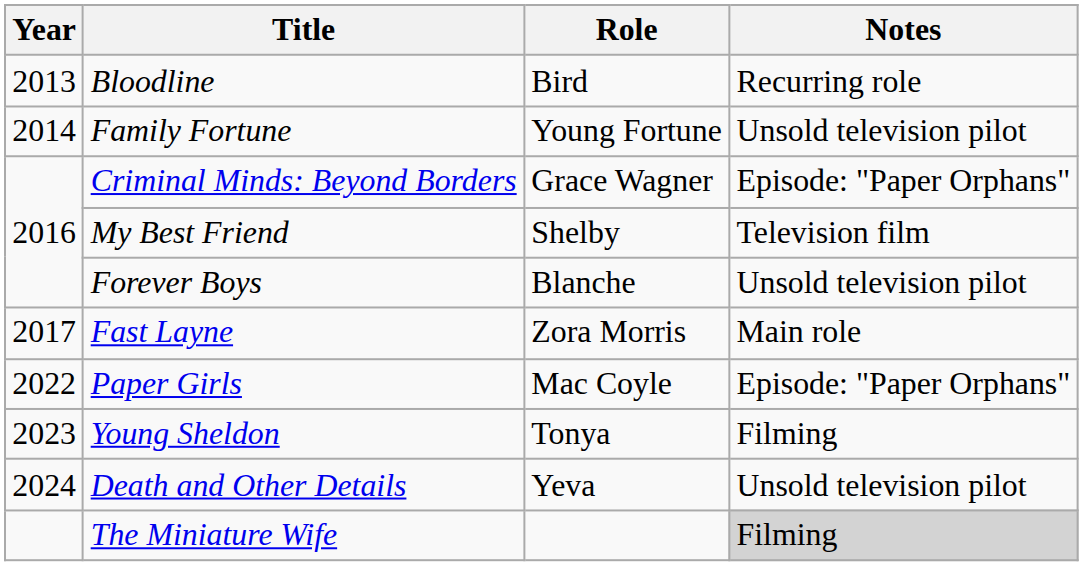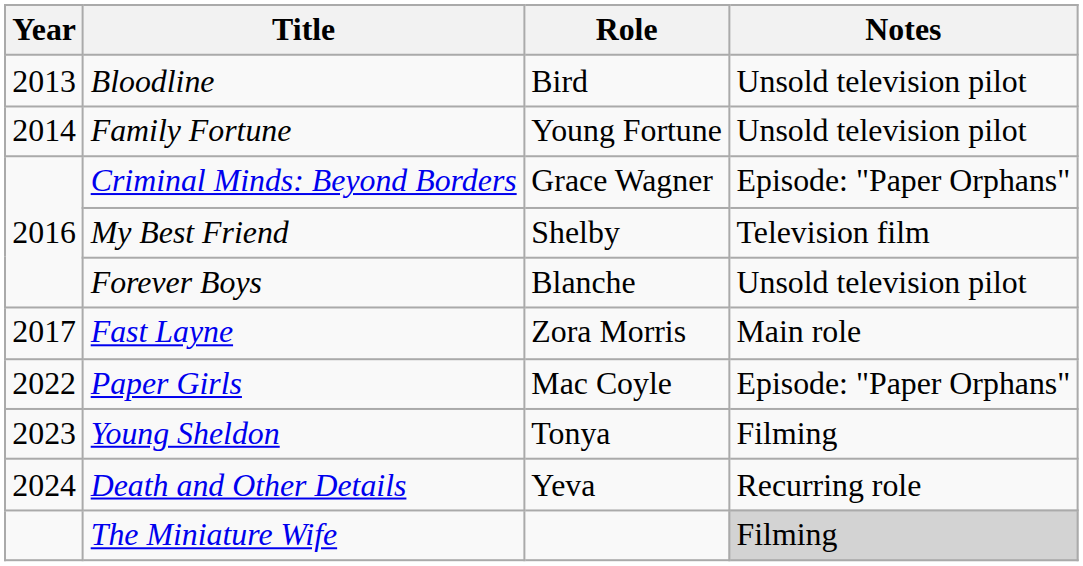(829, 80) Recurring role -> (882, 80) Unsold television pilot
(882, 484) Unsold television pilot -> (829, 484) Recurring role
